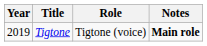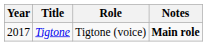(19, 31) 2019 -> (19, 31) 2017
